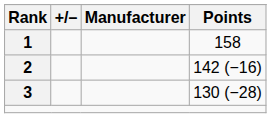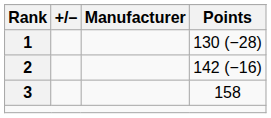(227, 43) 158 -> (227, 43) 130 (−28)
(227, 93) 130 (−28) -> (227, 93) 158
